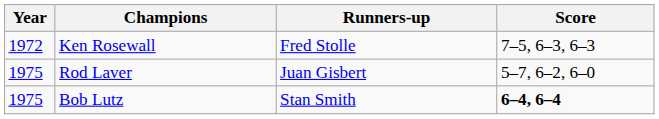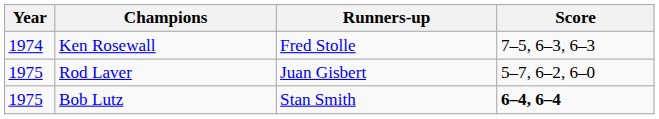(26, 45) 1972 -> (26, 45) 1974
